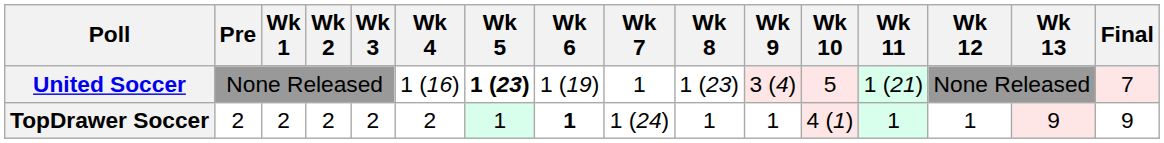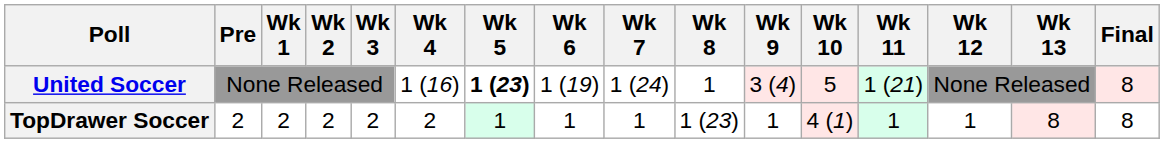(639, 84) 1 -> (639, 84) 1 (24)
(709, 84) 1 (23) -> (709, 84) 1
(1127, 84) 7 -> (1127, 84) 8
(570, 120) bold -> (570, 120) normal
(639, 120) 1 (24) -> (639, 120) 1
(709, 120) 1 -> (709, 120) 1 (23)
(1054, 120) 9 -> (1054, 120) 8
(1127, 120) 9 -> (1127, 120) 8
